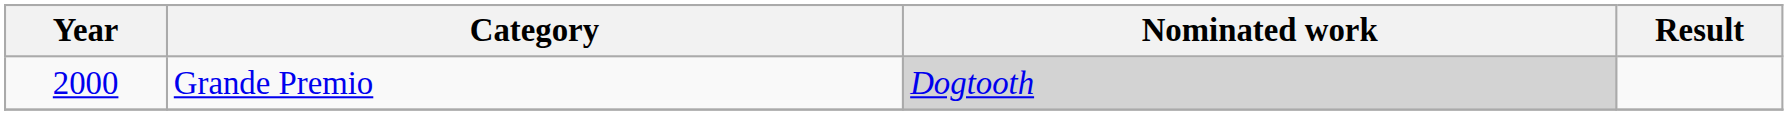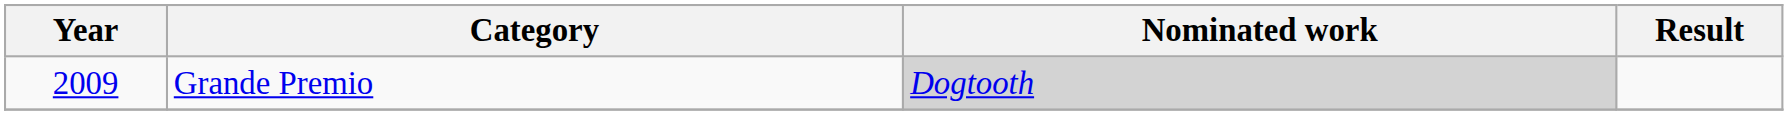(86, 82) 2000 -> (86, 82) 2009
